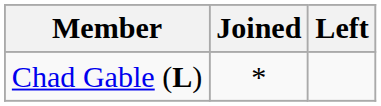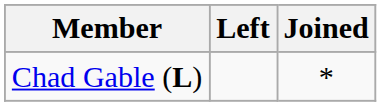columns swapped: (259, 28) <-> (342, 28)
